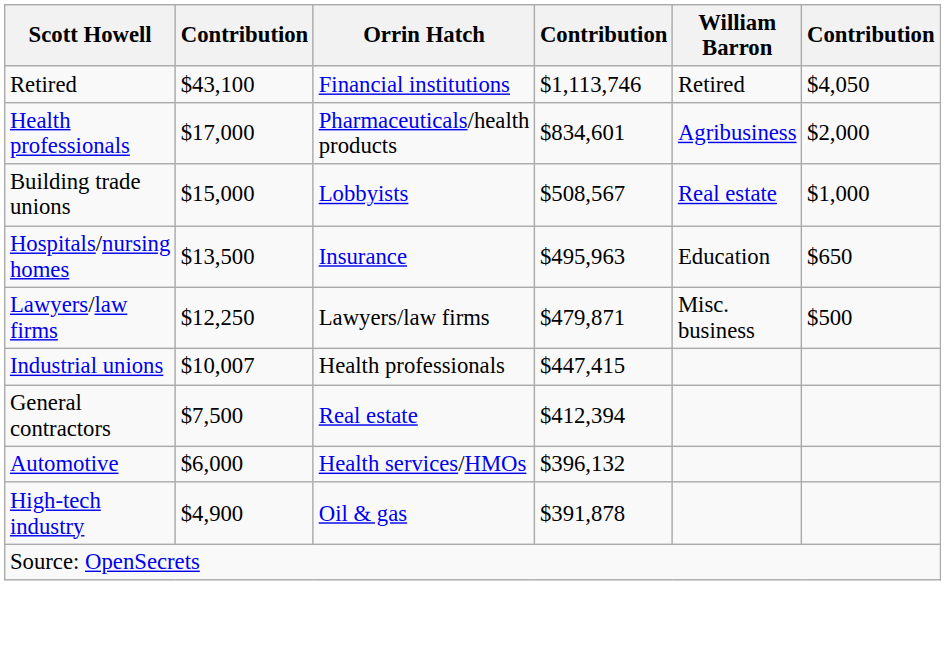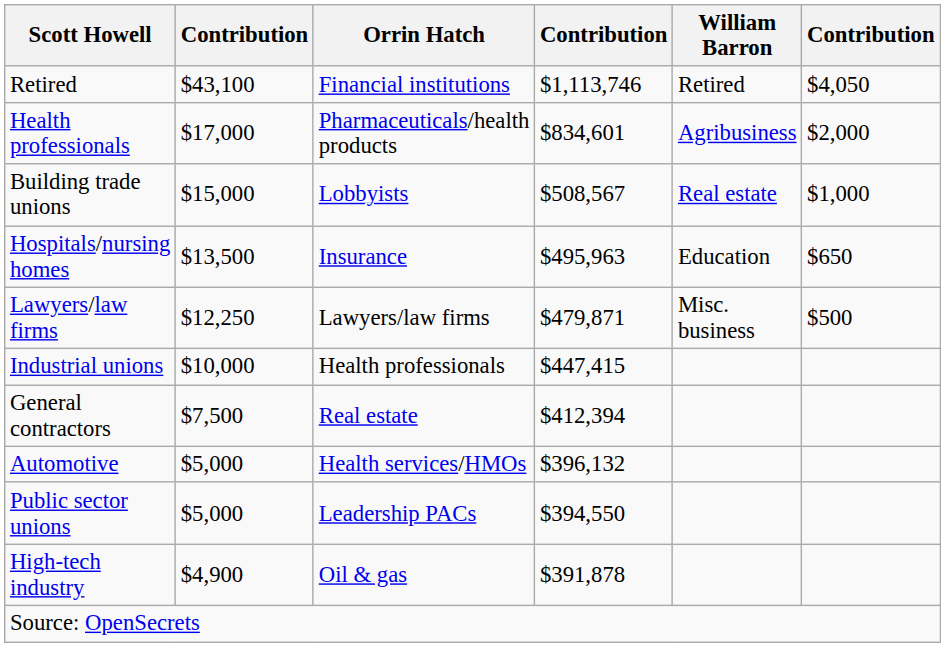(218, 366) $10,007 -> (218, 366) $10,000
(212, 464) $6,000 -> (212, 464) $5,000
+ row: (69, 512)
